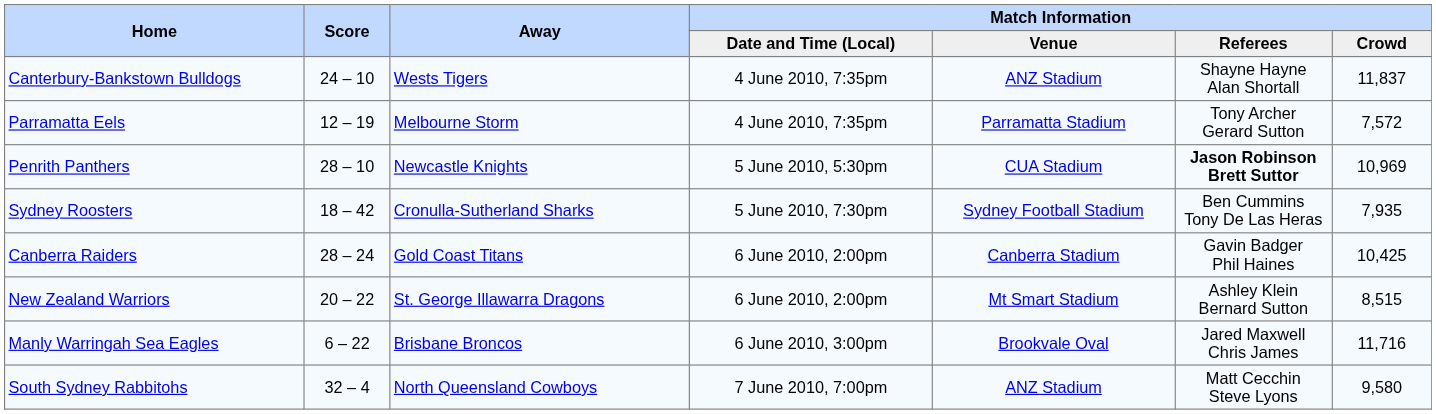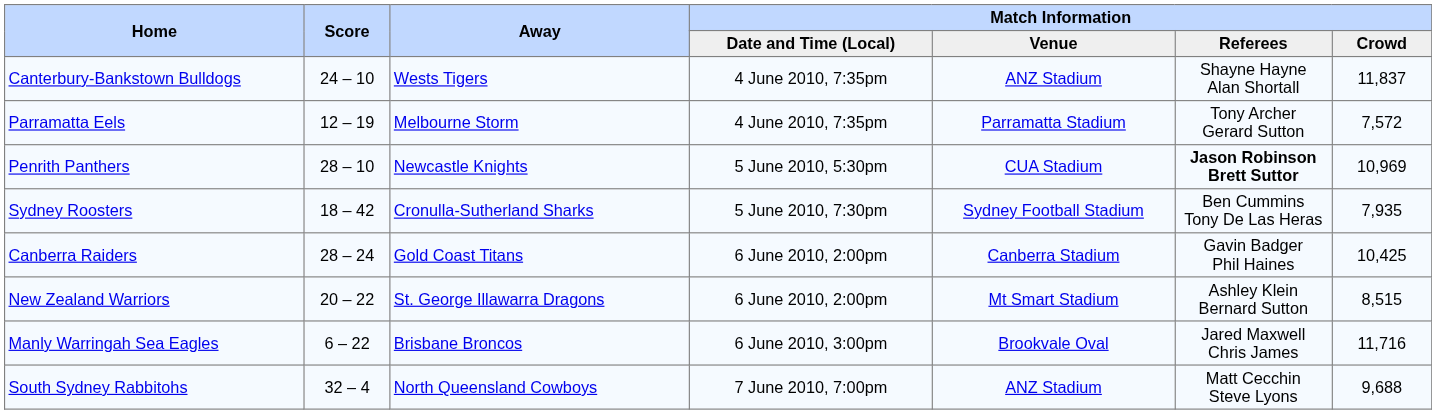(1382, 387) 9,580 -> (1382, 387) 9,688
